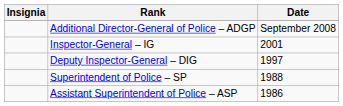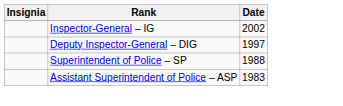- row: (153, 28)
(272, 45) 2001 -> (253, 28) 2002
(272, 93) 1986 -> (253, 77) 1983
